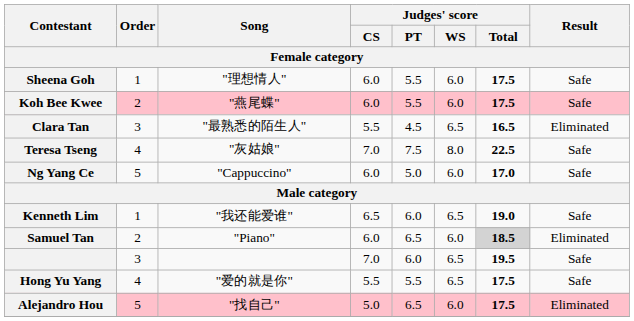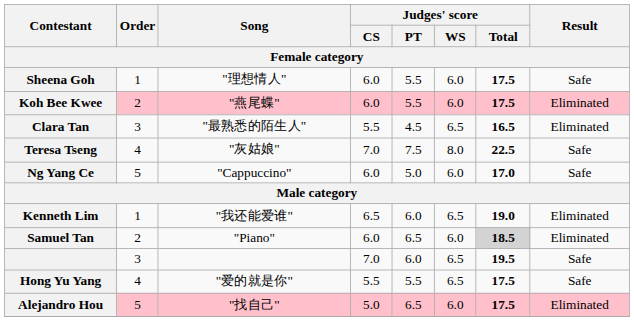(580, 103) Safe -> (580, 103) Eliminated
(580, 215) Safe -> (580, 215) Eliminated
